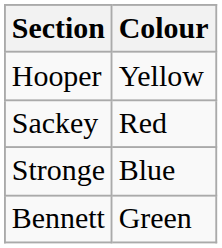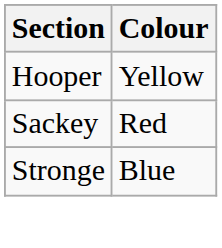- row: (58, 218)
